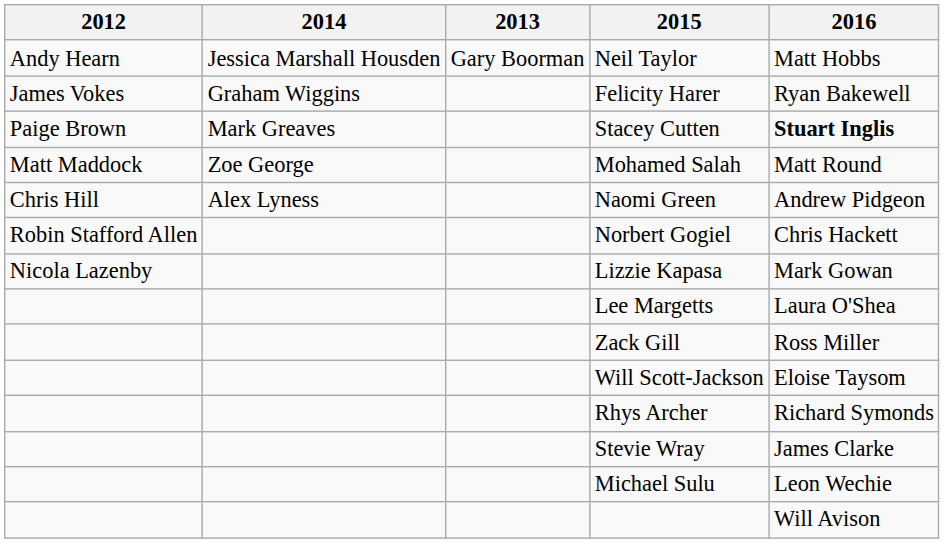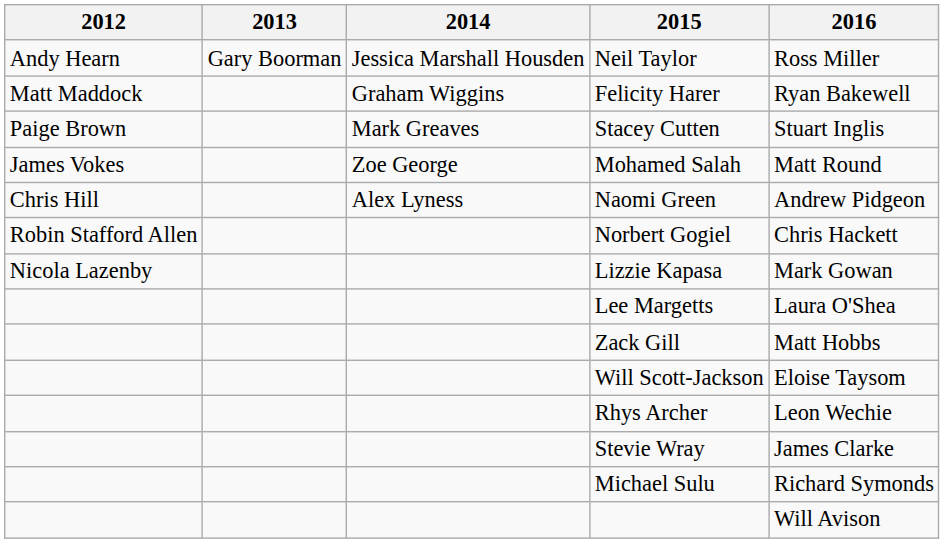columns swapped: (518, 22) <-> (324, 22)
(827, 57) Matt Hobbs -> (827, 57) Ross Miller
(67, 93) James Vokes -> (76, 93) Matt Maddock
(834, 128) bold -> (829, 128) normal
(76, 164) Matt Maddock -> (67, 164) James Vokes
(827, 341) Ross Miller -> (827, 341) Matt Hobbs
(854, 413) Richard Symonds -> (833, 413) Leon Wechie
(833, 484) Leon Wechie -> (854, 484) Richard Symonds
